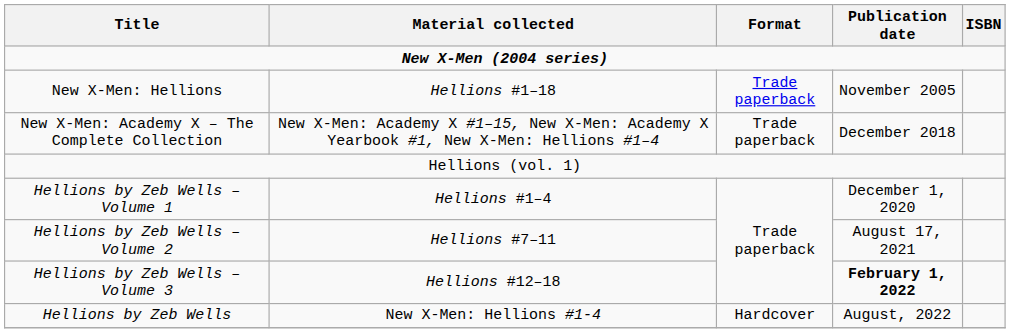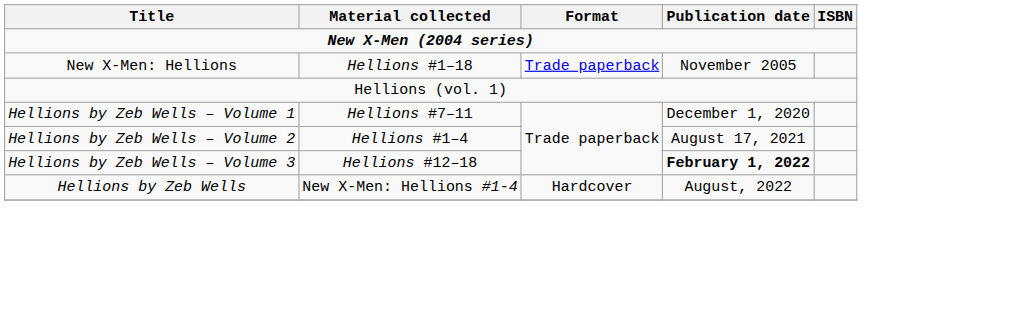- row: (137, 133)
(493, 199) Hellions #1–4 -> (410, 114) Hellions #7–11
(493, 241) Hellions #7–11 -> (410, 139) Hellions #1–4
